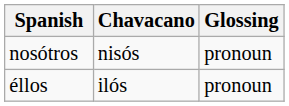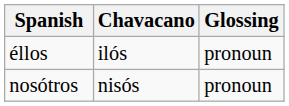rows swapped: (34, 85) <-> (49, 52)
